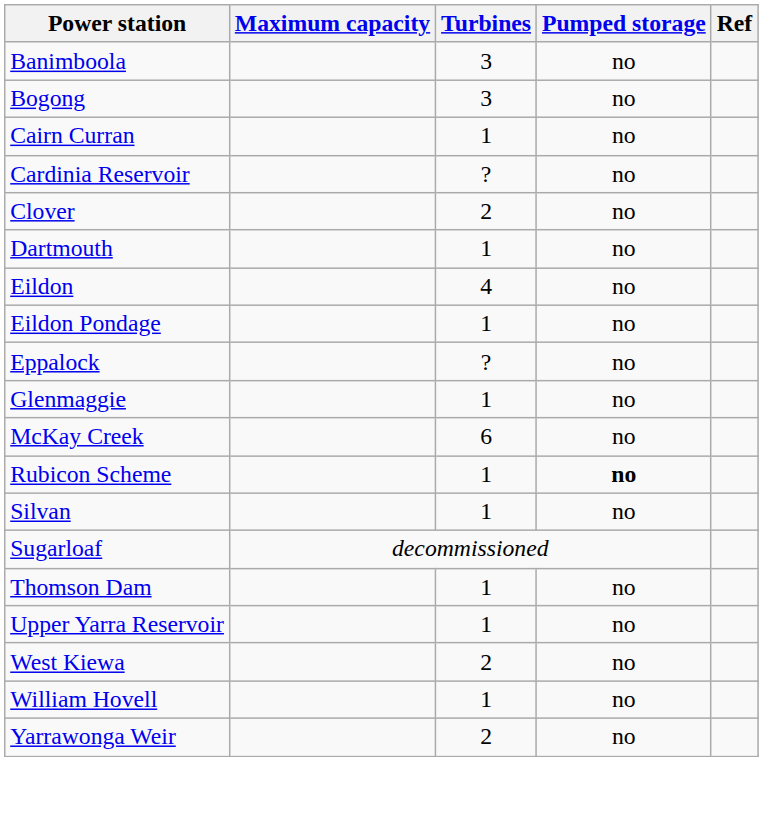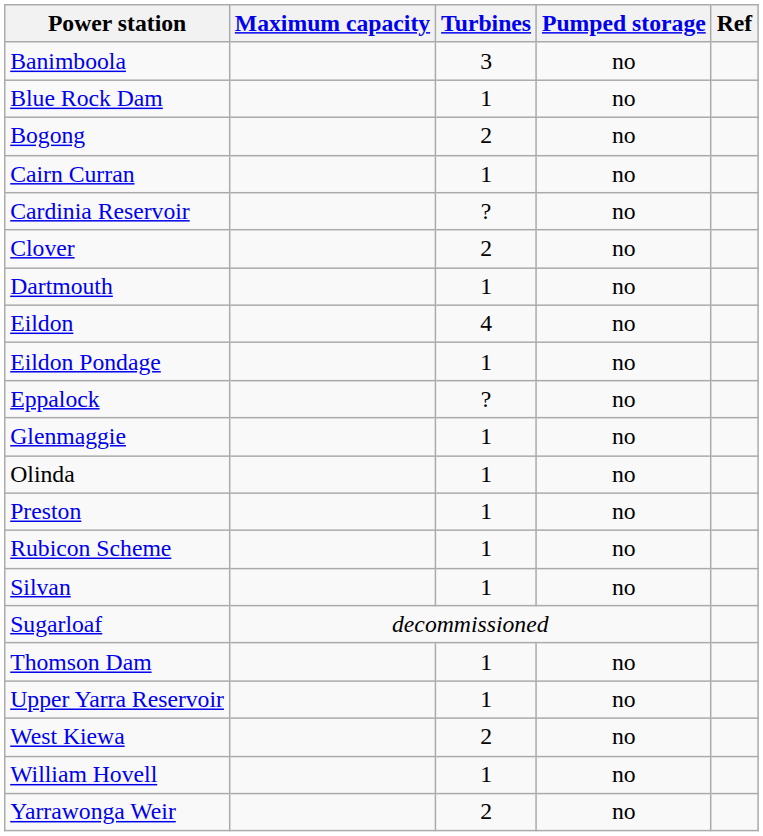+ row: (86, 98)
(486, 98) 3 -> (486, 135) 2
- row: (77, 436)
+ row: (42, 473)
+ row: (46, 511)
(624, 473) bold -> (624, 549) normal
